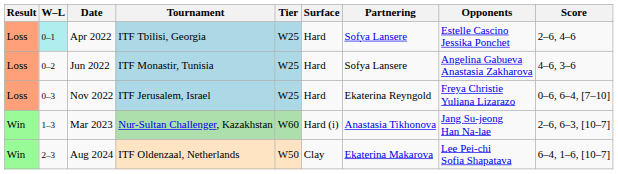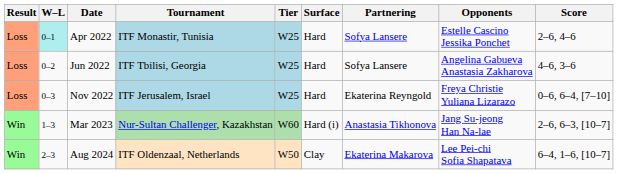(162, 36) ITF Tbilisi, Georgia -> (166, 36) ITF Monastir, Tunisia
(166, 65) ITF Monastir, Tunisia -> (162, 65) ITF Tbilisi, Georgia
